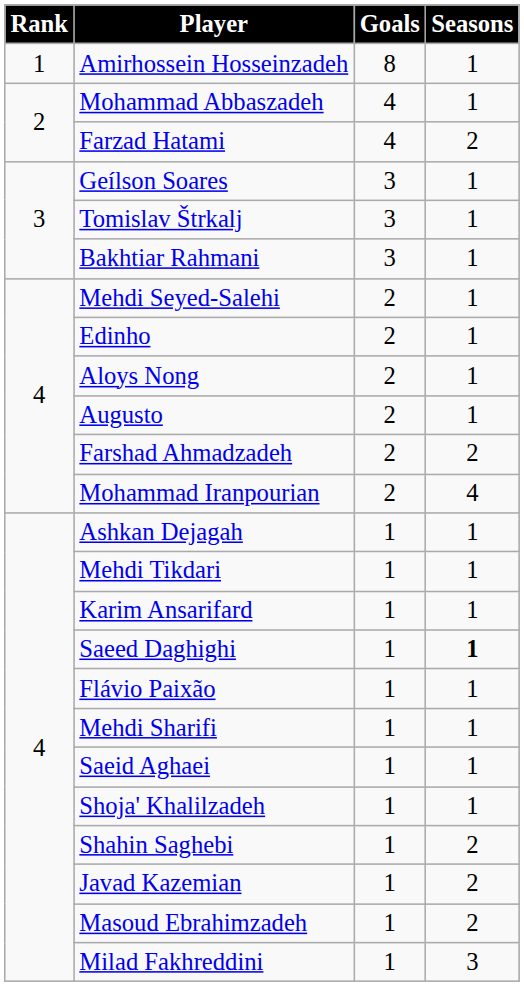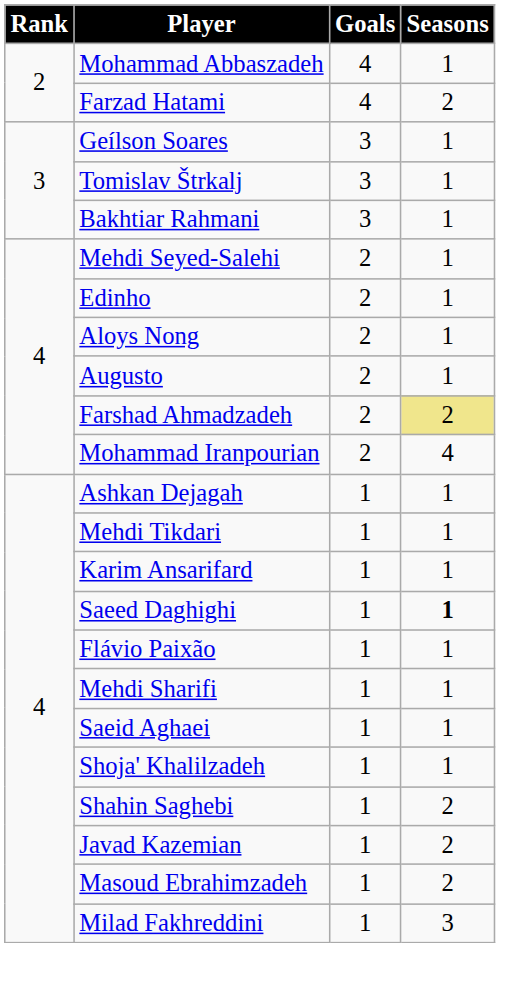- row: (214, 63)
(472, 453) no background -> (448, 414) khaki background
